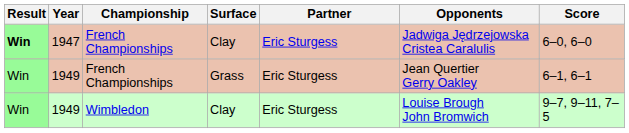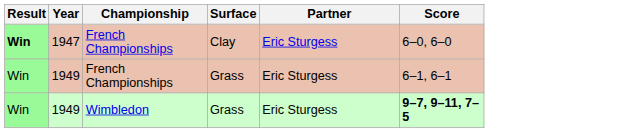- column: (470, 14)
(223, 110) Clay -> (227, 110) Grass
(581, 110) normal -> (441, 110) bold
